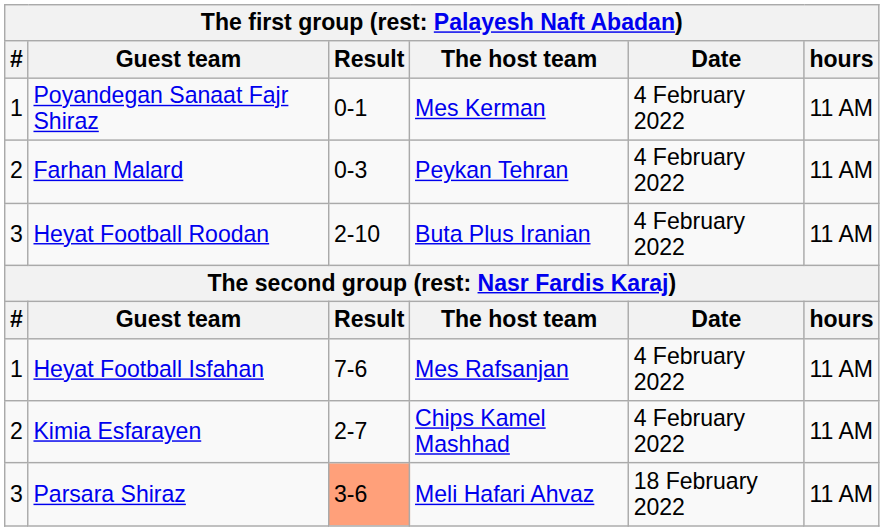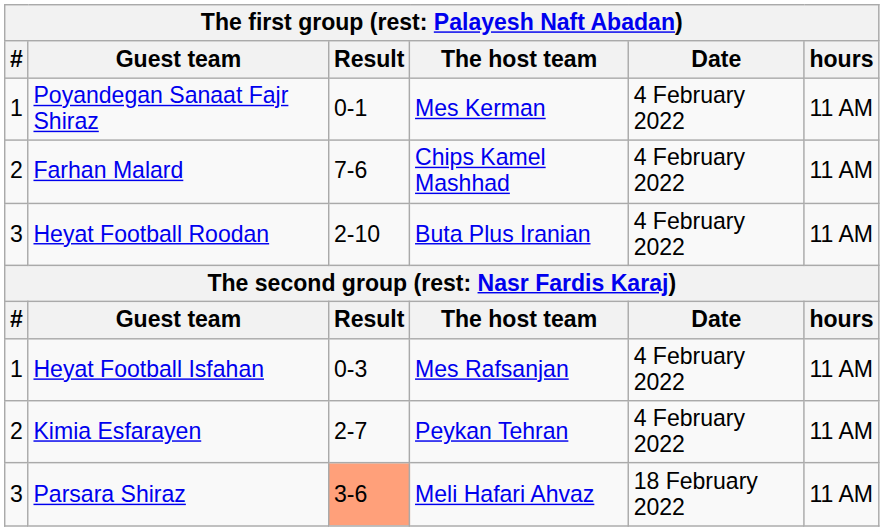(351, 171) 0-3 -> (351, 171) 7-6
(492, 171) Peykan Tehran -> (480, 171) Chips Kamel Mashhad
(351, 369) 7-6 -> (351, 369) 0-3
(480, 431) Chips Kamel Mashhad -> (492, 431) Peykan Tehran
